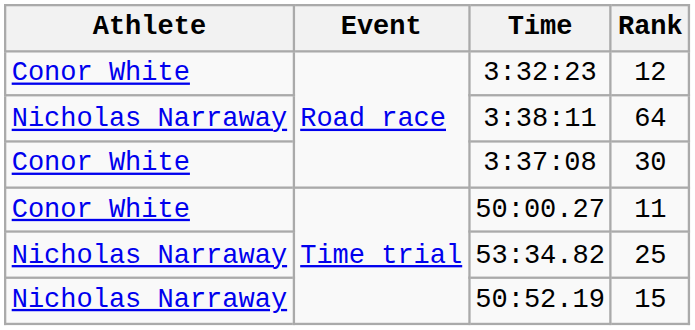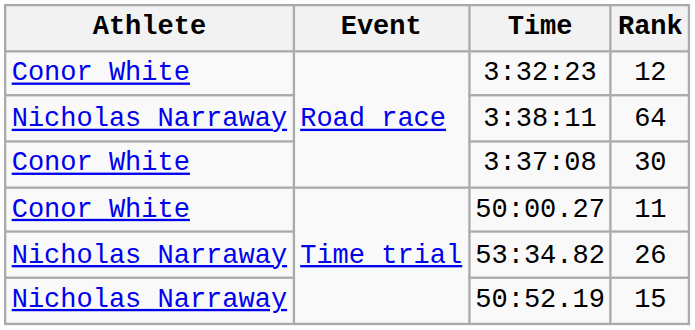(650, 255) 25 -> (650, 255) 26
